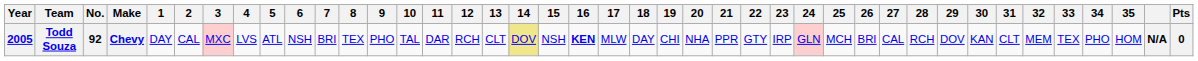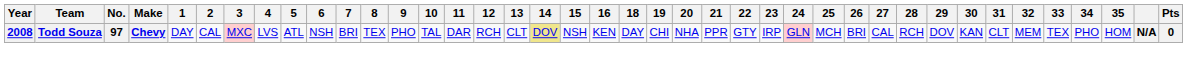- column: (614, 14)
(20, 39) 2005 -> (20, 33) 2008
(95, 39) 92 -> (117, 33) 97
(583, 39) bold -> (604, 33) normal
